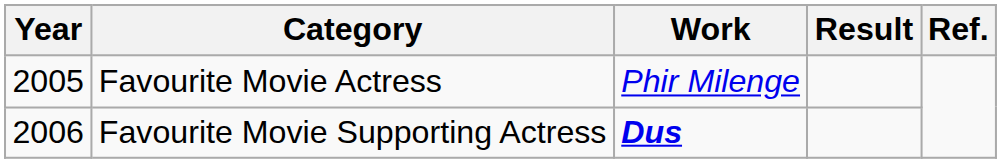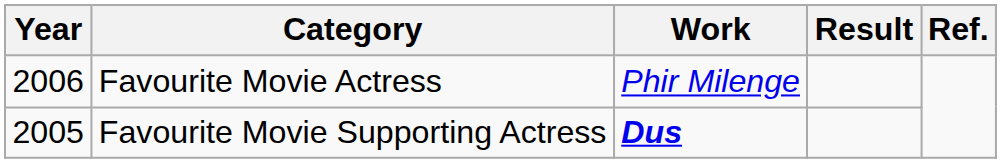(48, 81) 2005 -> (48, 81) 2006
(48, 132) 2006 -> (48, 132) 2005
